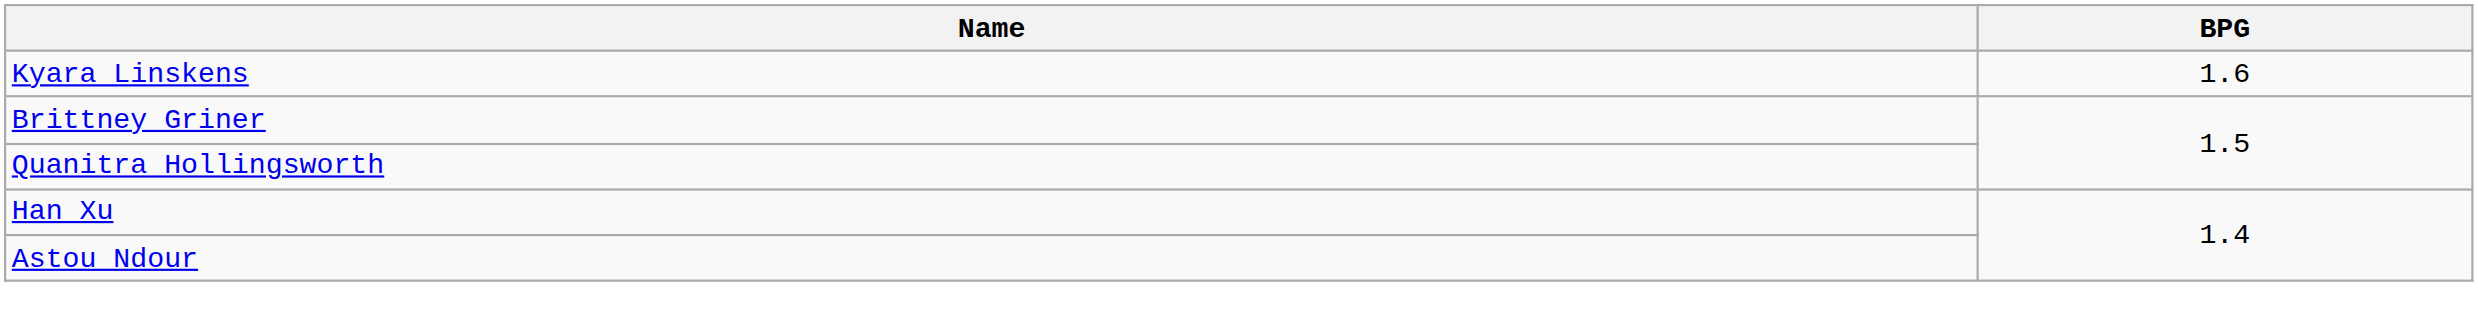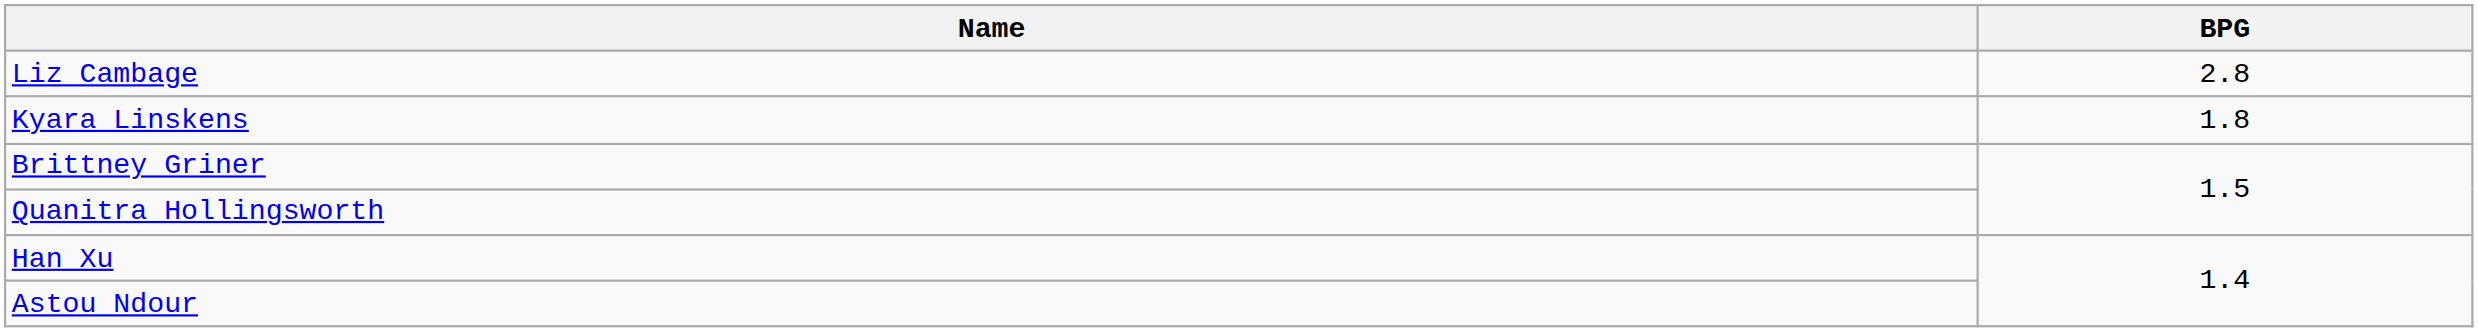+ row: (105, 74)
(2225, 74) 1.6 -> (2225, 120) 1.8
